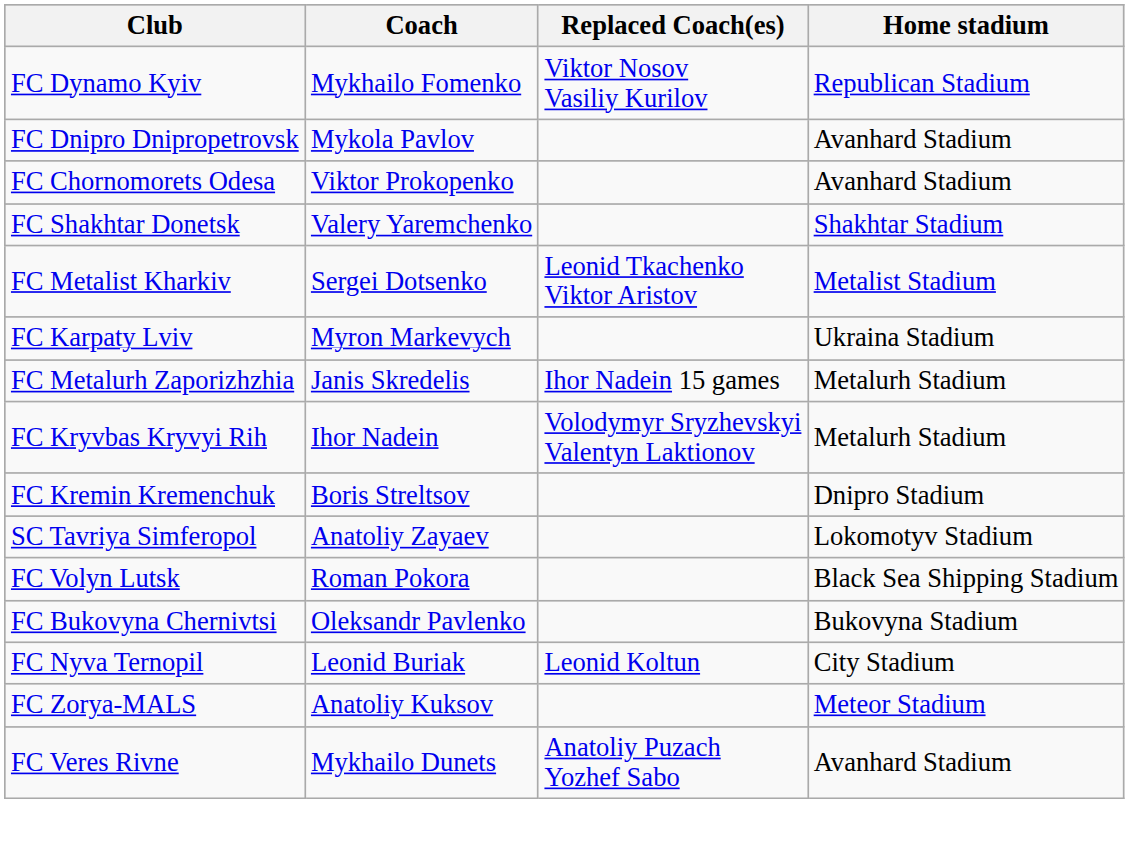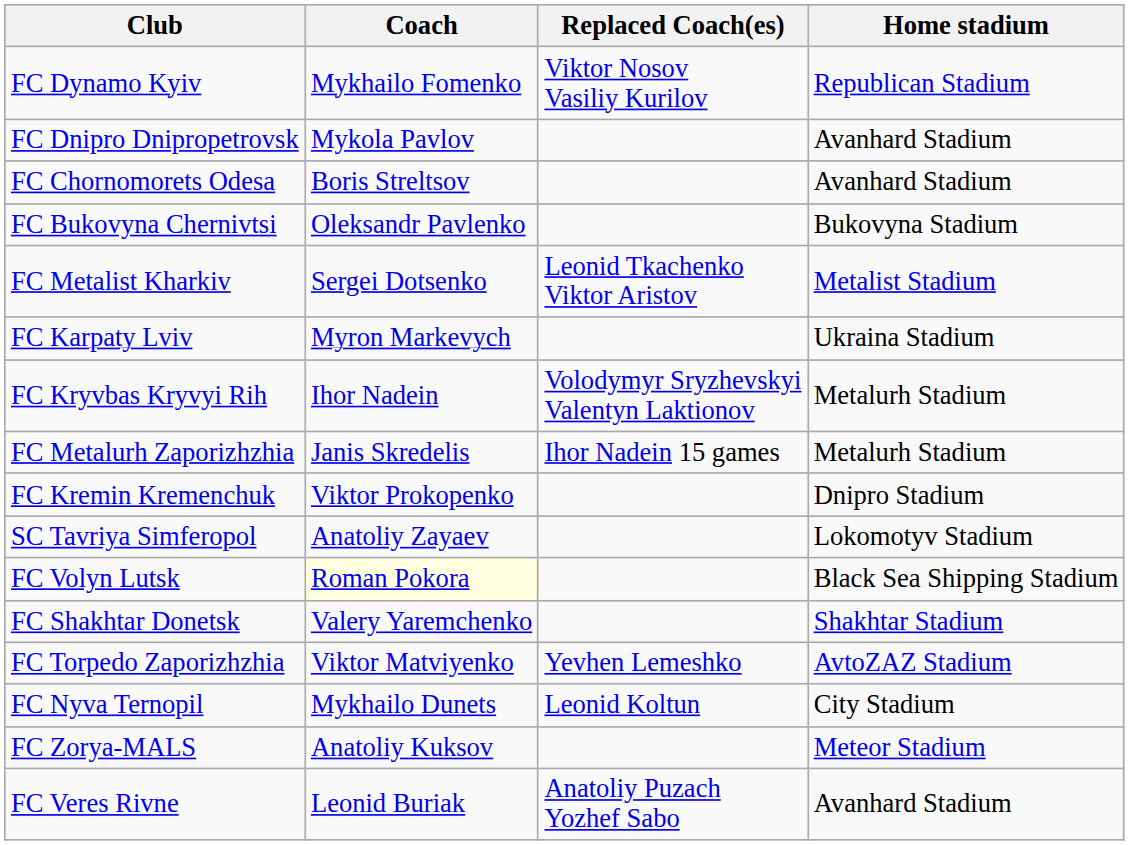(412, 181) Viktor Prokopenko -> (390, 181) Boris Streltsov
rows swapped: (125, 223) <-> (144, 620)
rows swapped: (153, 380) <-> (139, 437)
(390, 494) Boris Streltsov -> (412, 494) Viktor Prokopenko
(390, 578) no background -> (390, 578) lightyellow background
+ row: (148, 662)
(388, 662) Leonid Buriak -> (404, 704) Mykhailo Dunets
(404, 761) Mykhailo Dunets -> (388, 804) Leonid Buriak
